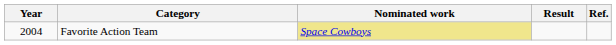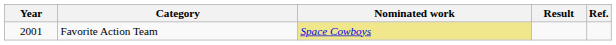(31, 31) 2004 -> (31, 31) 2001
